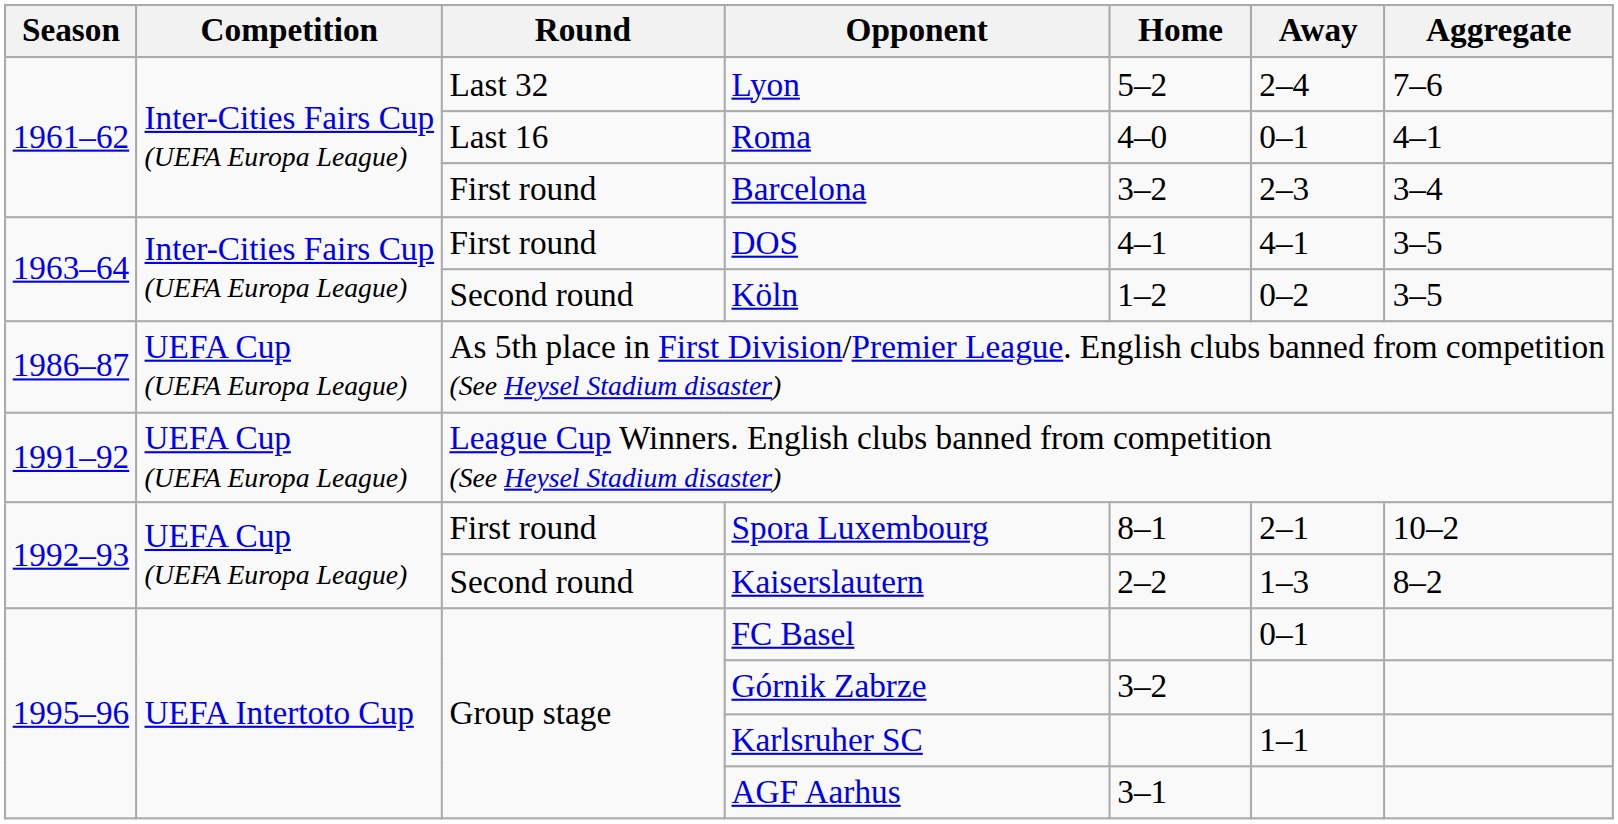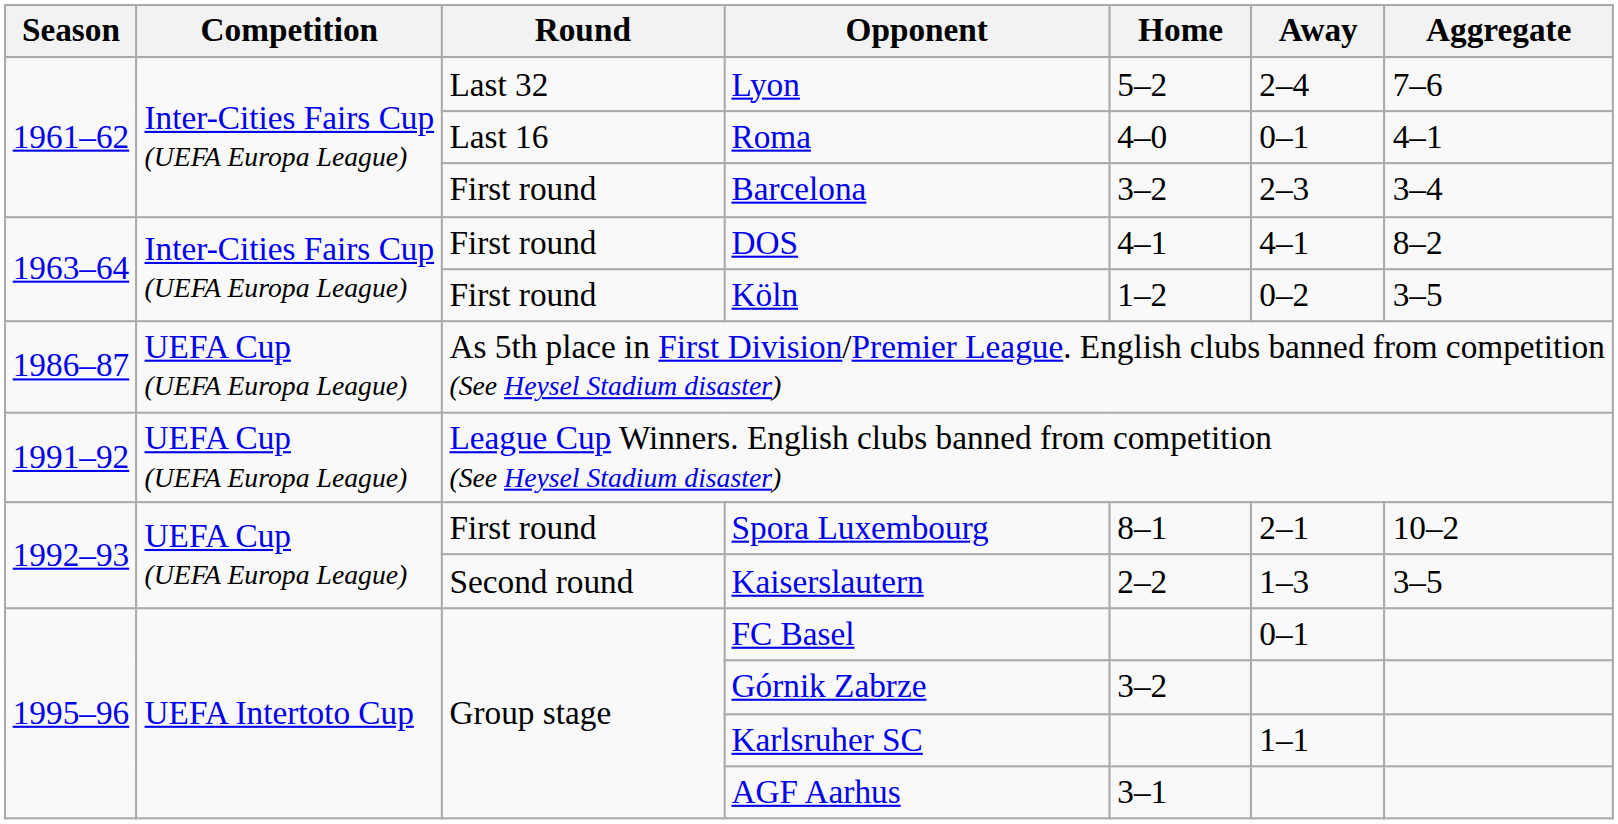(1418, 242) 3–5 -> (1418, 242) 8–2
(541, 294) Second round -> (523, 294) First round
(1418, 580) 8–2 -> (1418, 580) 3–5
